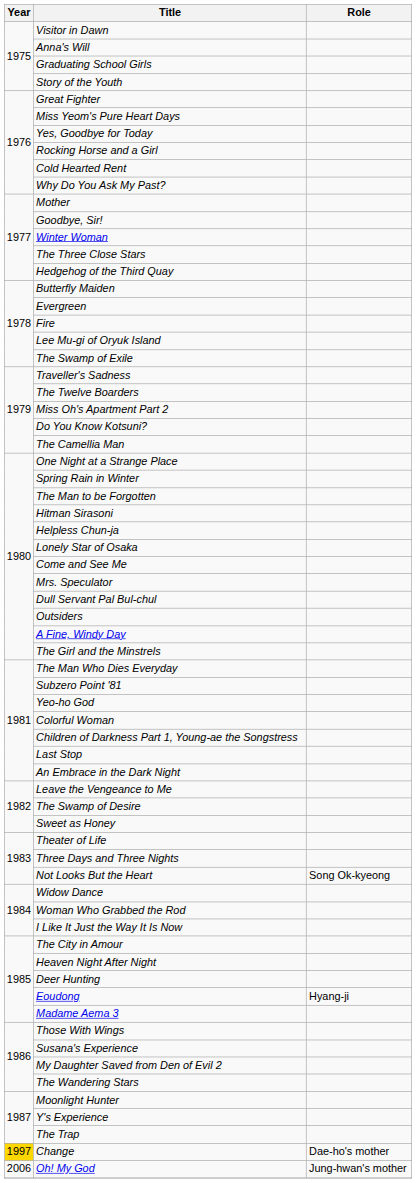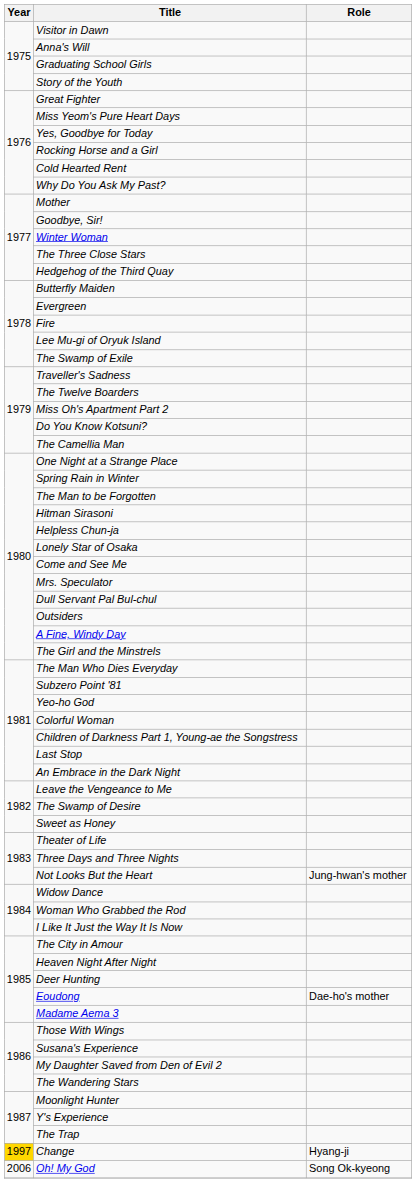(350, 875) Song Ok-kyeong -> (358, 875) Jung-hwan's mother
(329, 996) Hyang-ji -> (349, 996) Dae-ho's mother
(349, 1151) Dae-ho's mother -> (329, 1151) Hyang-ji
(358, 1169) Jung-hwan's mother -> (350, 1169) Song Ok-kyeong
